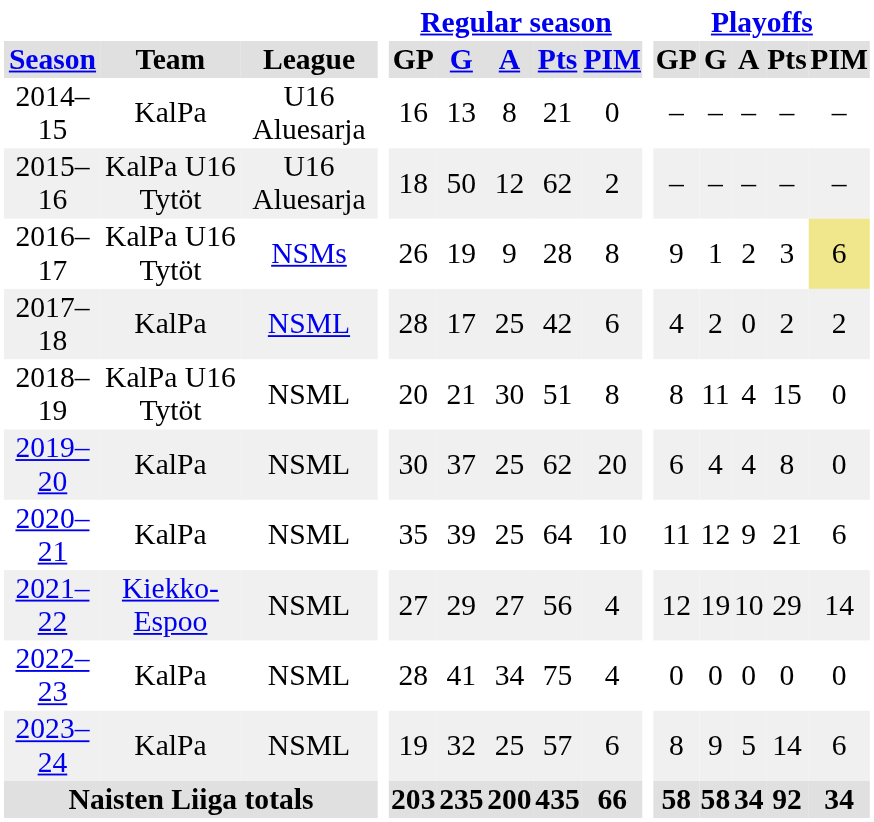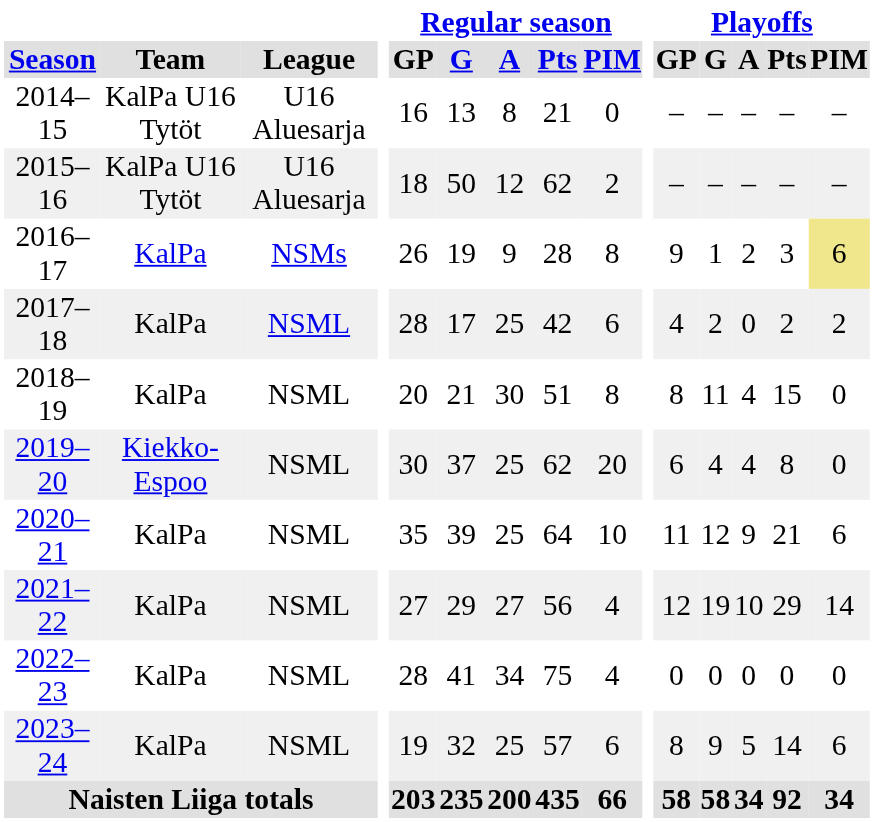(170, 112) KalPa -> (170, 112) KalPa U16 Tytöt
(170, 253) KalPa U16 Tytöt -> (170, 253) KalPa
(170, 393) KalPa U16 Tytöt -> (170, 393) KalPa
(170, 464) KalPa -> (170, 464) Kiekko-Espoo
(170, 604) Kiekko-Espoo -> (170, 604) KalPa
